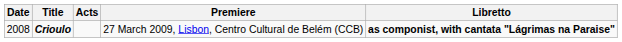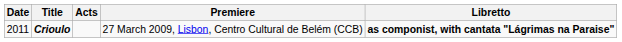(18, 29) 2008 -> (18, 29) 2011
